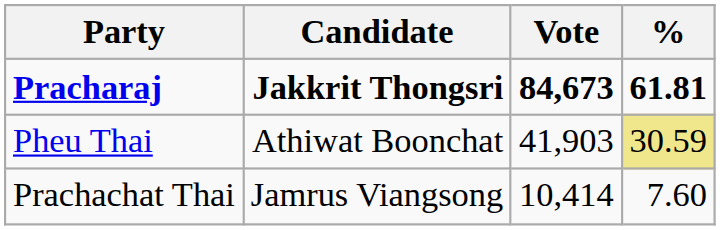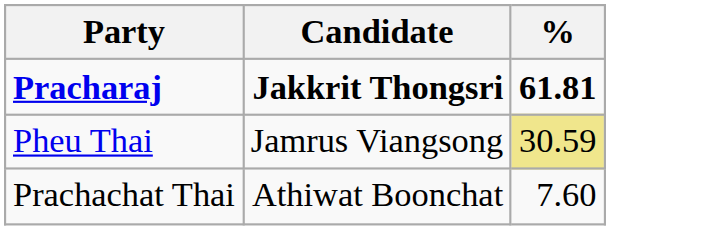- column: (566, 31)
(378, 140) Athiwat Boonchat -> (377, 140) Jamrus Viangsong
(377, 195) Jamrus Viangsong -> (378, 195) Athiwat Boonchat
